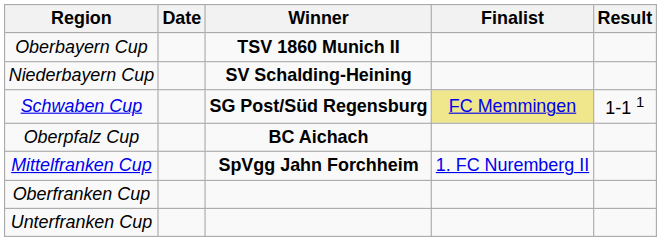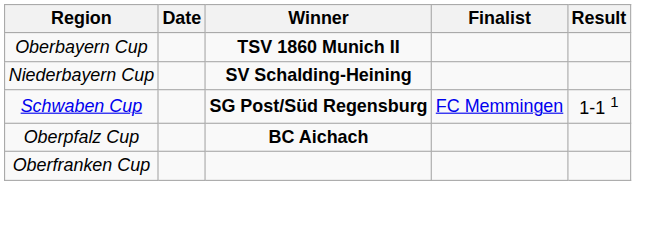(512, 106) khaki background -> (500, 106) no background
- row: (81, 165)
- row: (81, 222)
